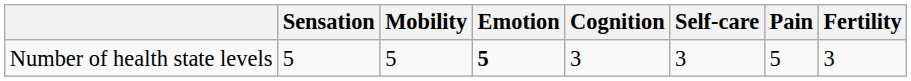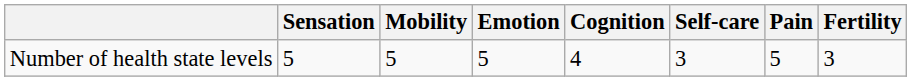(483, 57) bold -> (483, 57) normal
(576, 57) 3 -> (576, 57) 4
